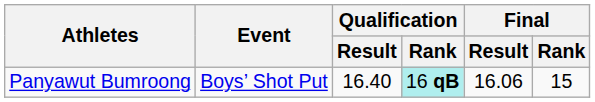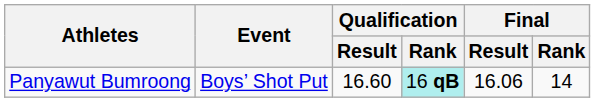(367, 82) 16.40 -> (367, 82) 16.60
(561, 82) 15 -> (561, 82) 14
